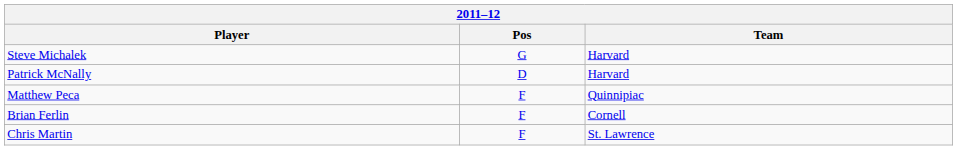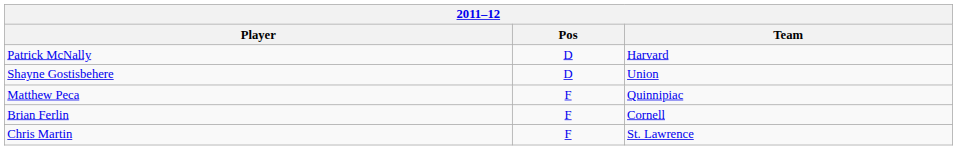- row: (47, 54)
+ row: (60, 74)
